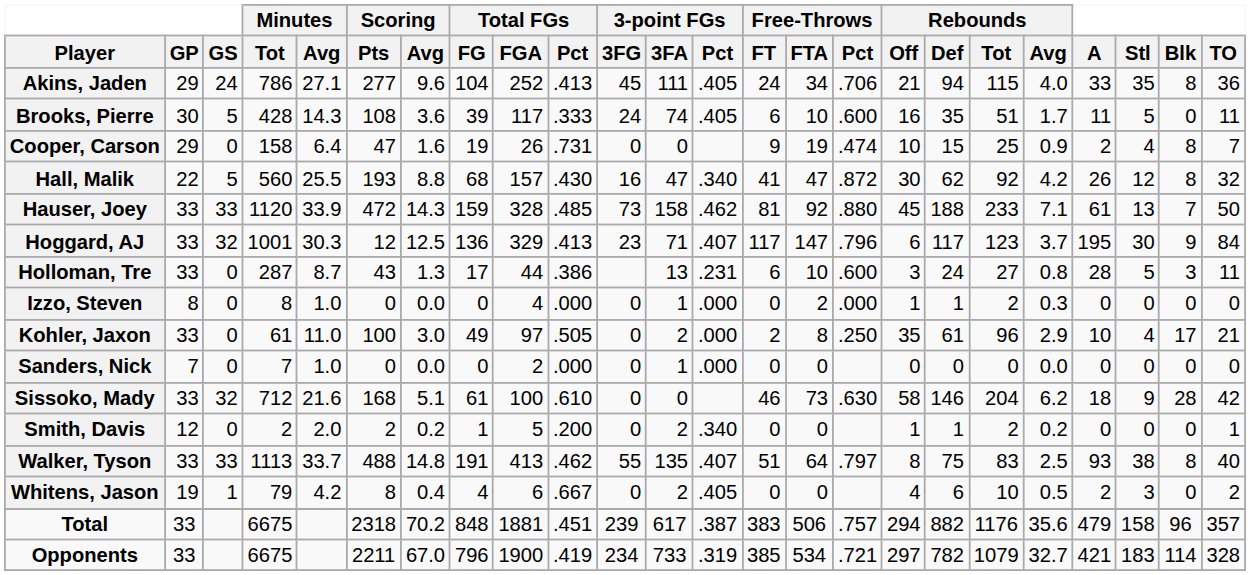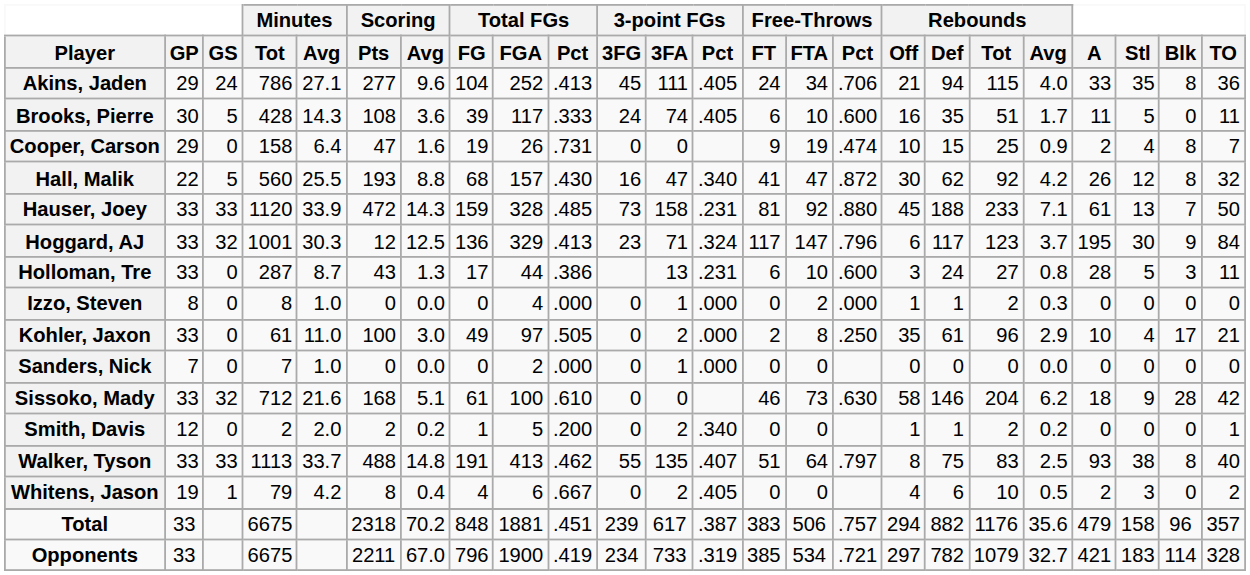(718, 209) .462 -> (718, 209) .231
(718, 241) .407 -> (718, 241) .324
